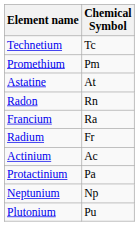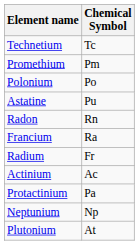+ row: (30, 82)
(90, 82) At -> (90, 100) Pu
(90, 212) Pu -> (90, 230) At
